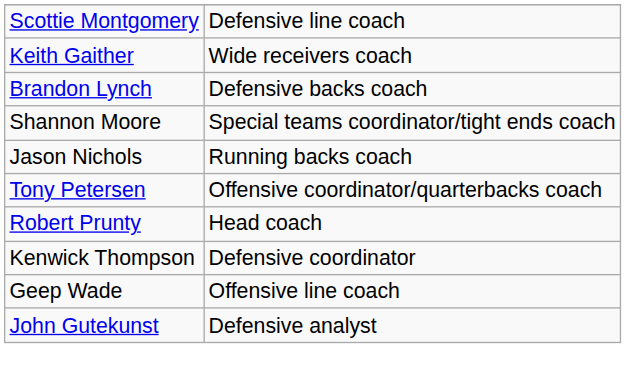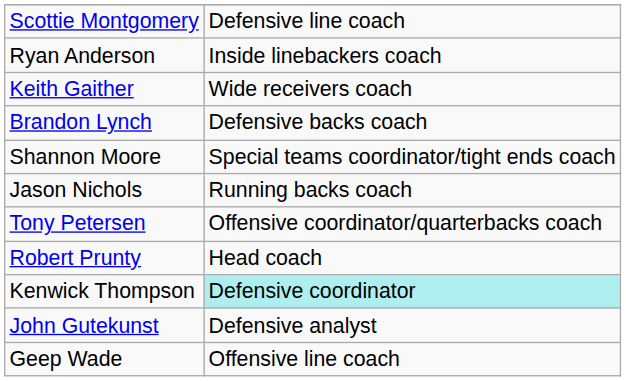+ row: (82, 55)
(312, 257) no background -> (312, 291) paleturquoise background
rows swapped: (66, 291) <-> (84, 325)
